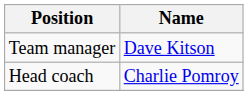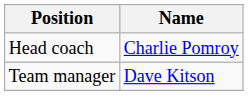rows swapped: (62, 47) <-> (51, 76)
